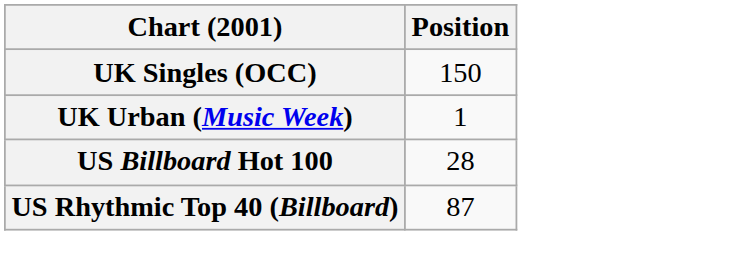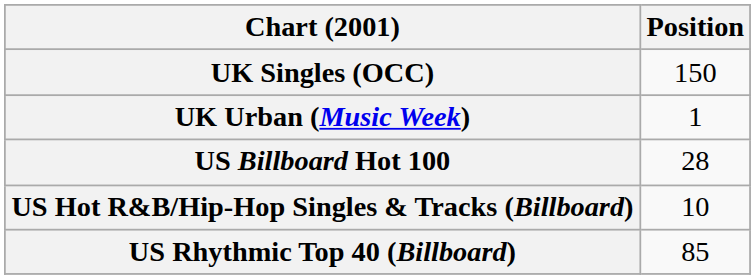+ row: (322, 206)
(460, 206) 87 -> (695, 251) 85
